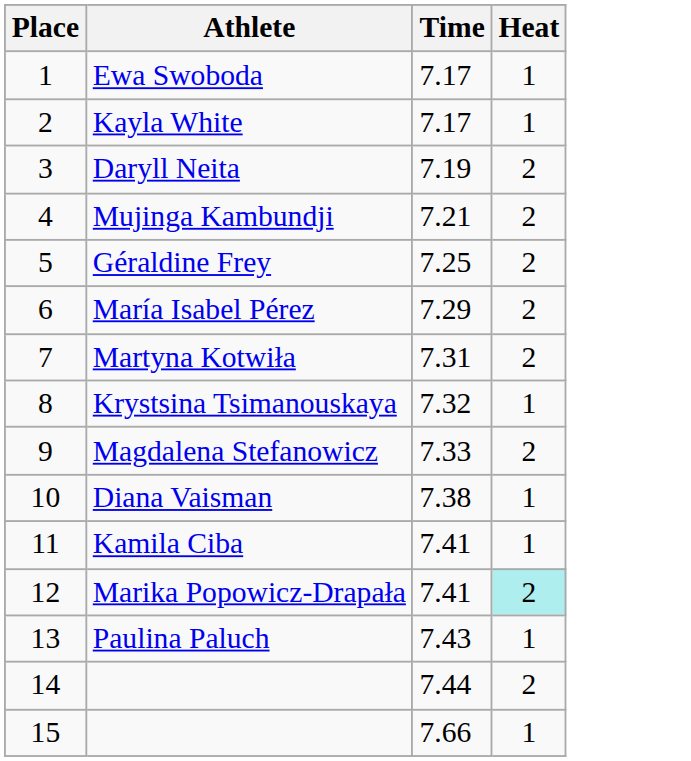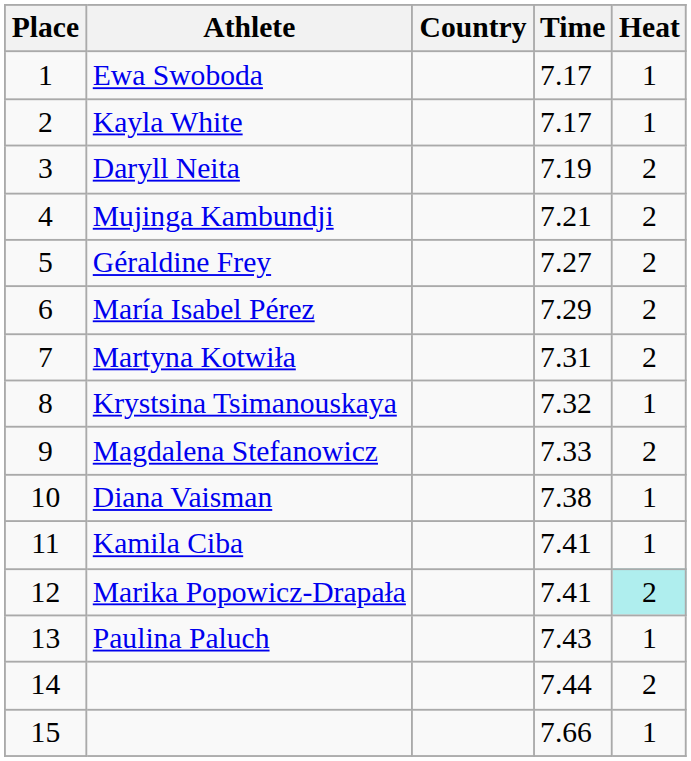+ column: (473, 27)
(445, 262) 7.25 -> (566, 262) 7.27
